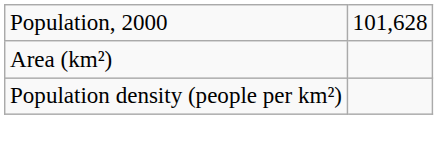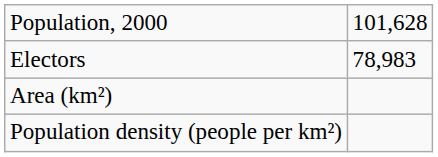+ row: (48, 59)
